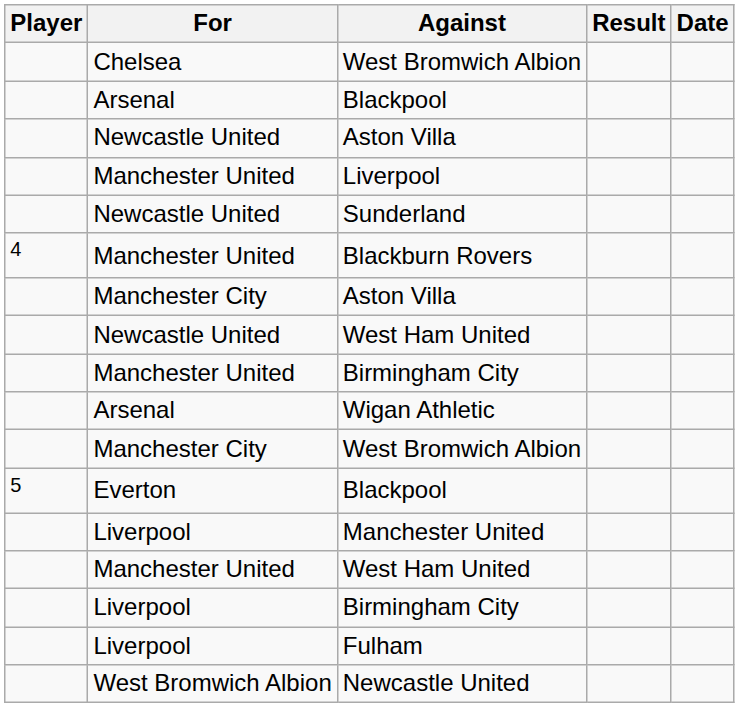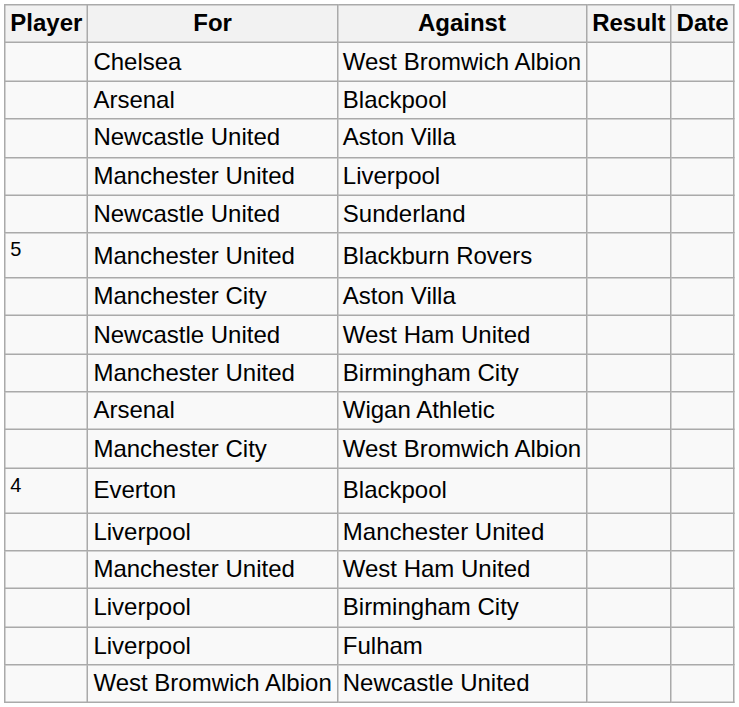(16, 250) 4 -> (16, 250) 5
(16, 485) 5 -> (16, 485) 4
